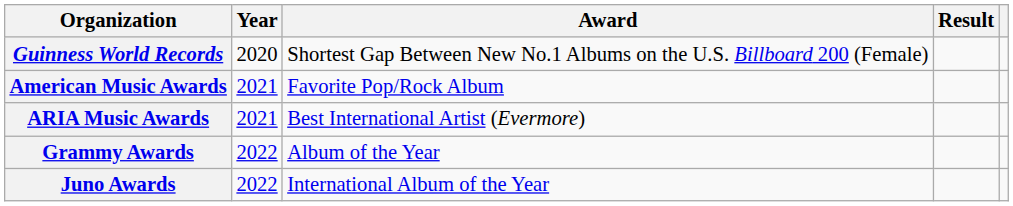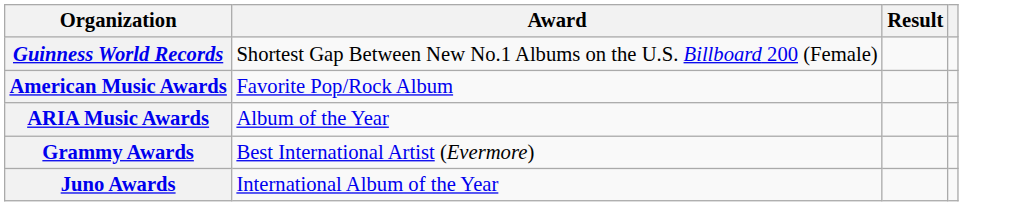- column: (257, 20)
(436, 119) Best International Artist (Evermore) -> (313, 119) Album of the Year
(363, 151) Album of the Year -> (385, 151) Best International Artist (Evermore)
